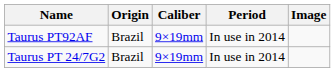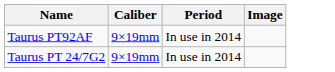- column: (130, 15)
